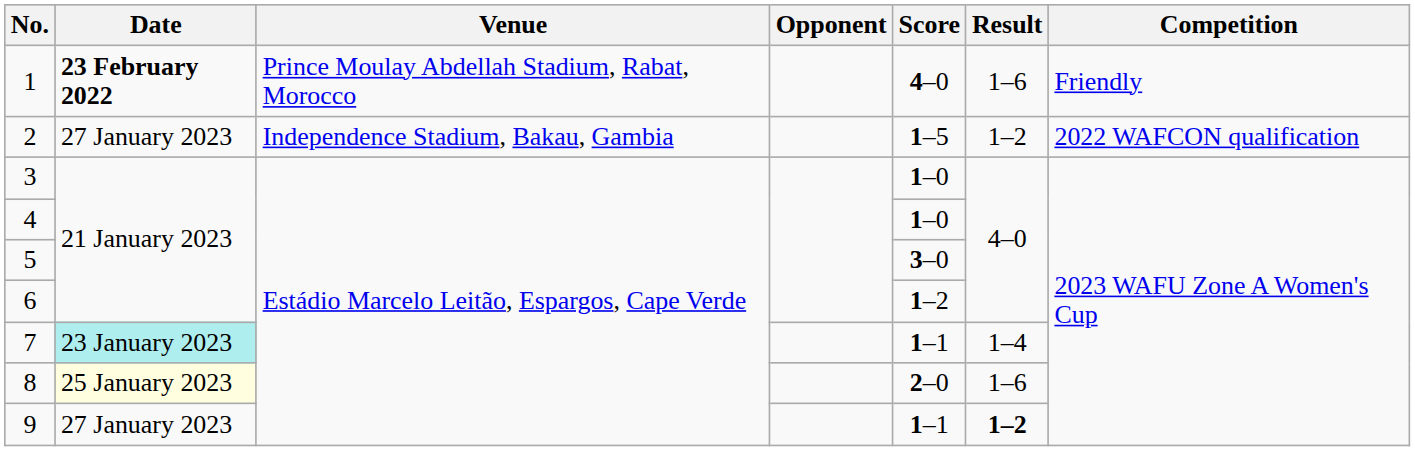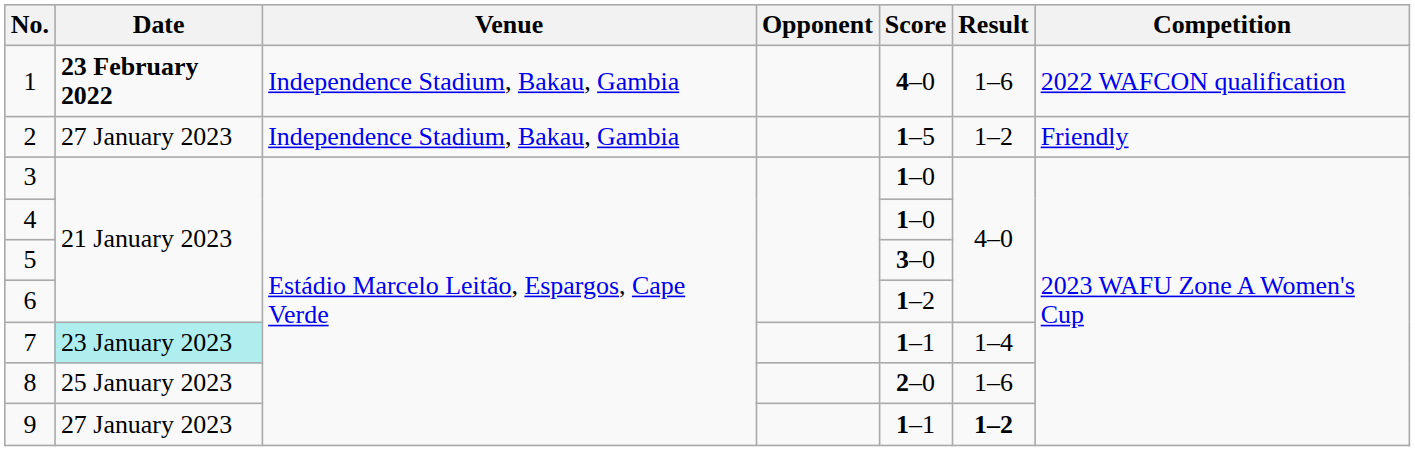(476, 80) Prince Moulay Abdellah Stadium, Rabat, Morocco -> (474, 80) Independence Stadium, Bakau, Gambia
(1098, 80) Friendly -> (1193, 80) 2022 WAFCON qualification
(1207, 136) 2022 WAFCON qualification -> (1085, 136) Friendly
(147, 383) lightyellow background -> (147, 383) no background
